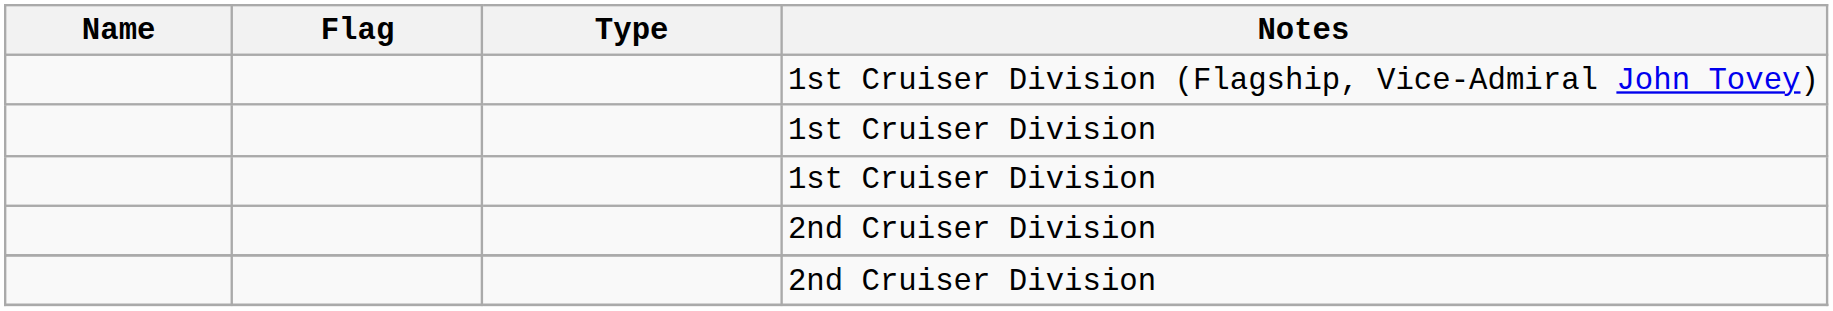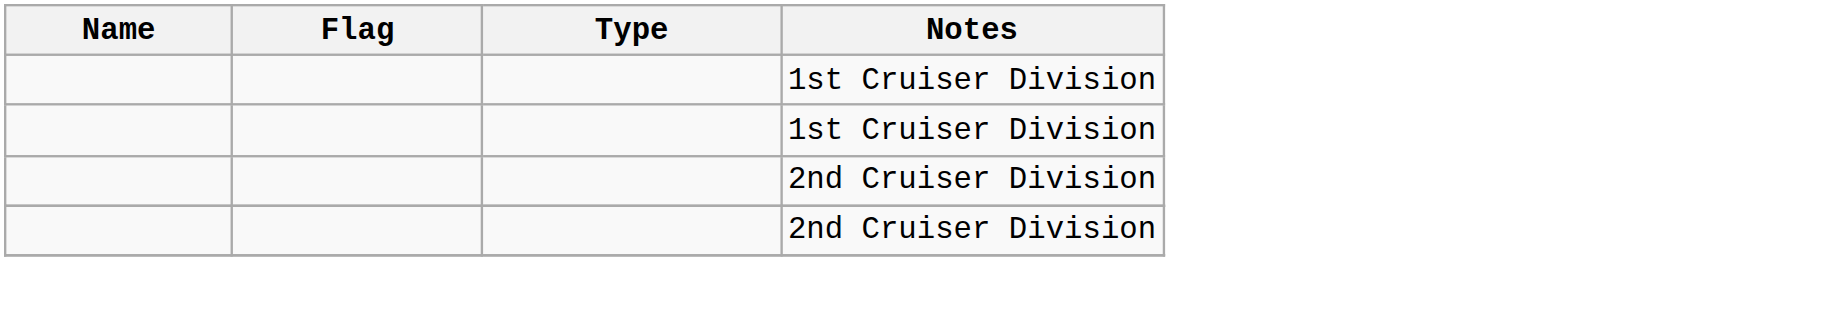- row: (119, 80)
